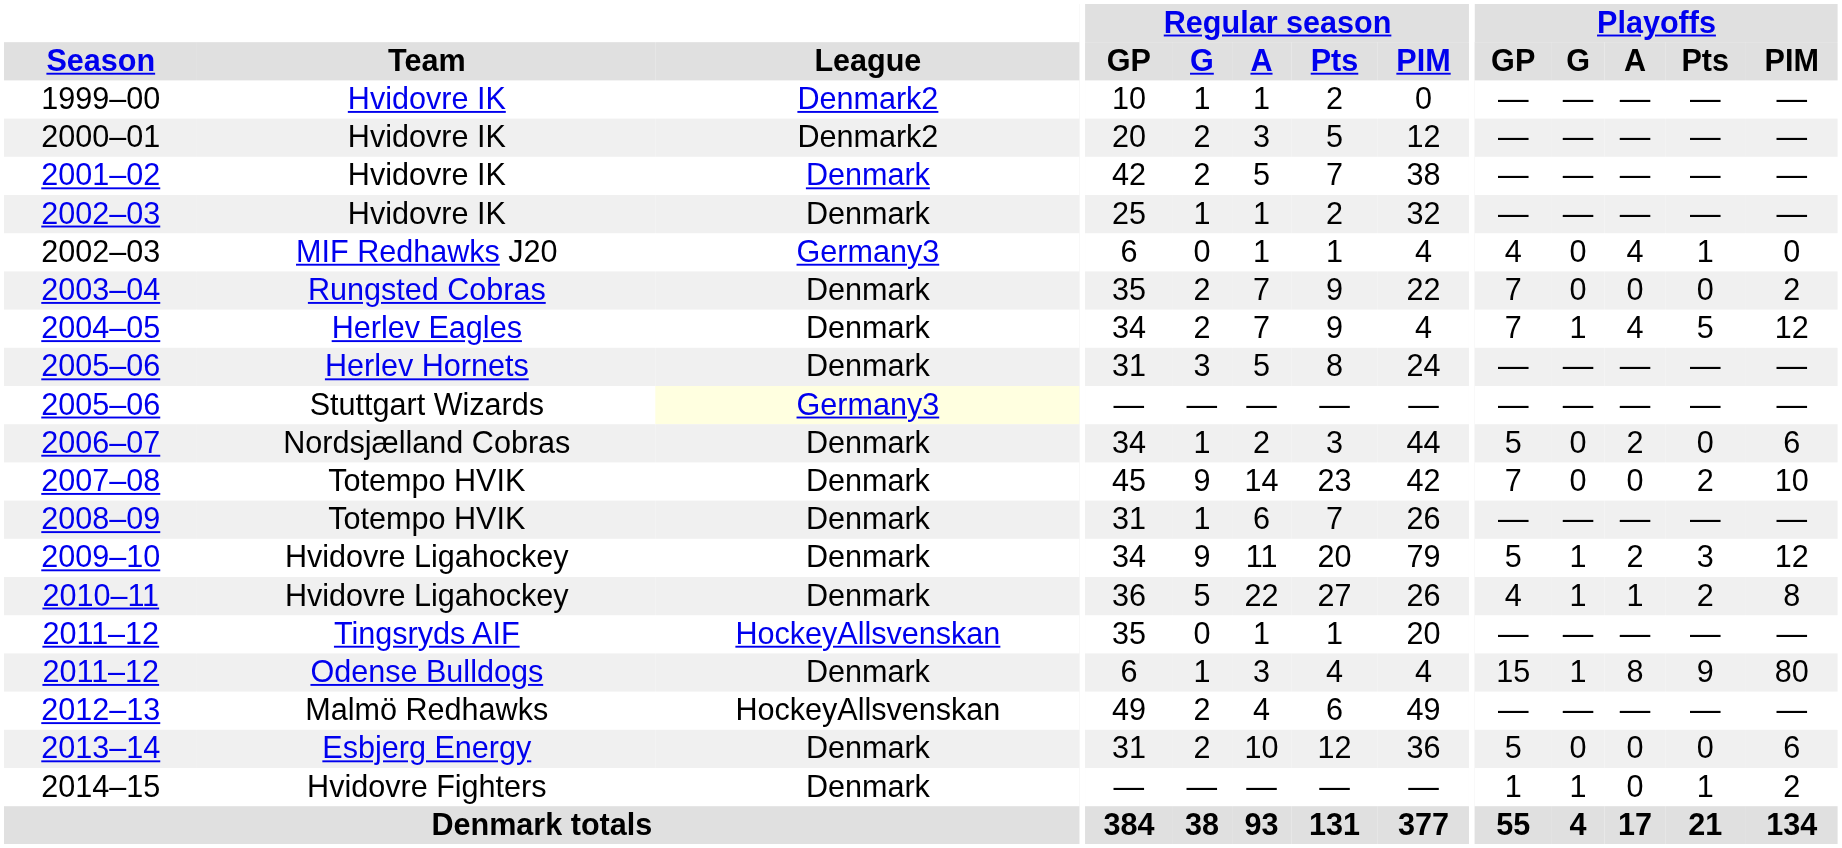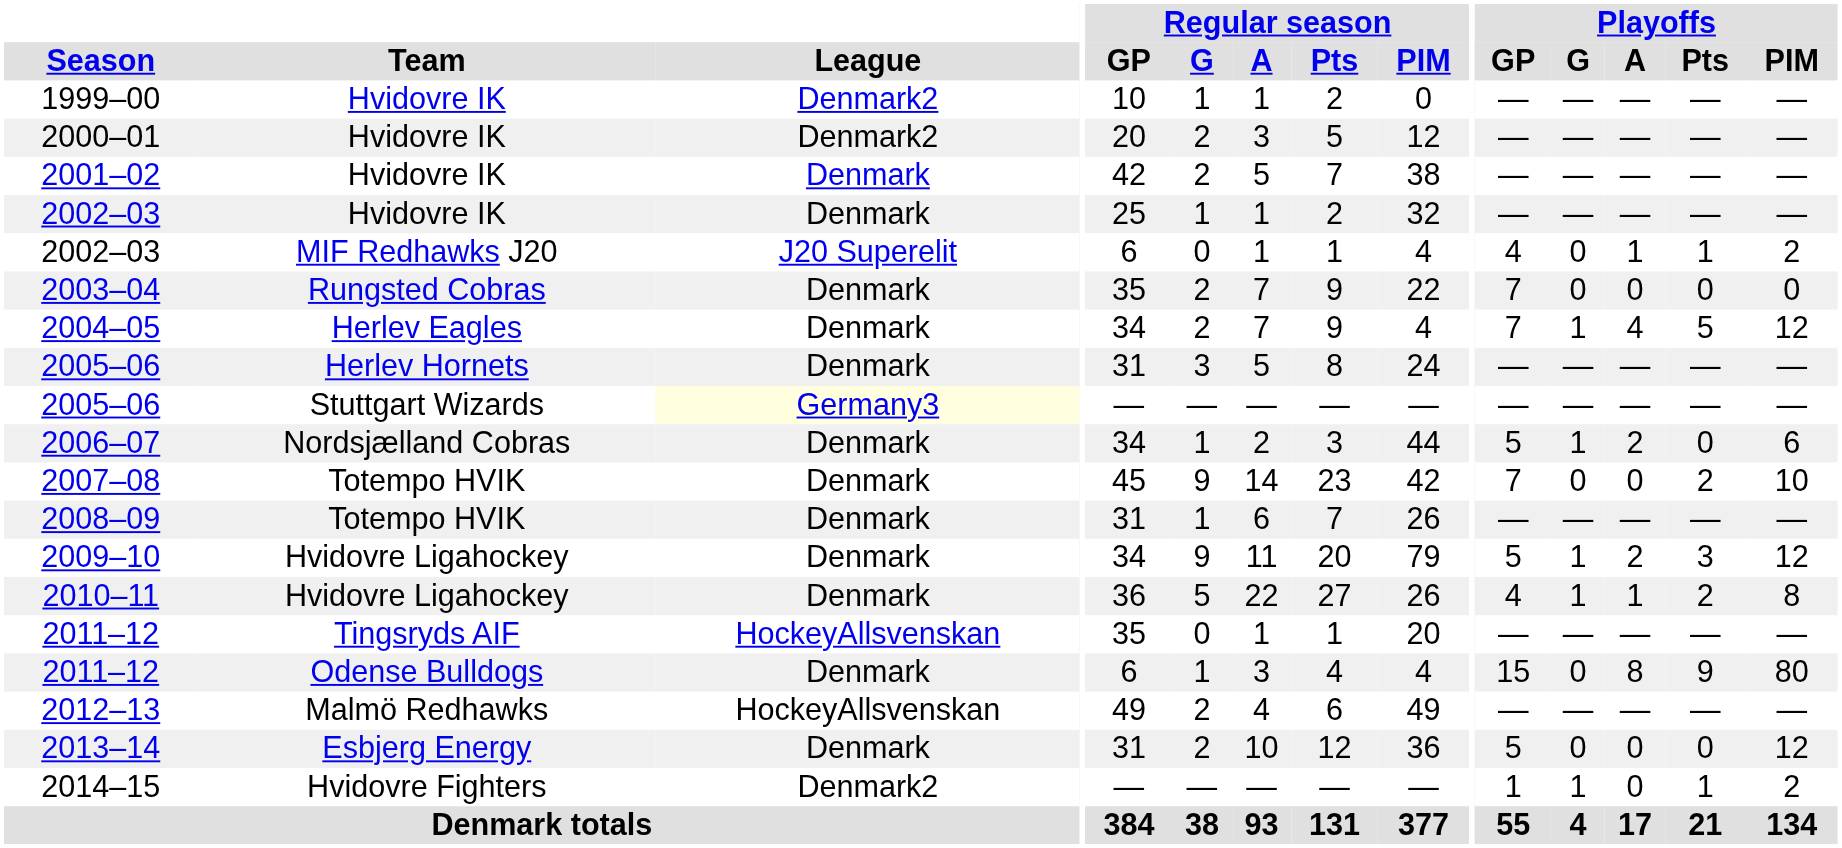(868, 251) Germany3 -> (868, 251) J20 Superelit
(1635, 251) 4 -> (1635, 251) 1
(1792, 251) 0 -> (1792, 251) 2
(1792, 290) 2 -> (1792, 290) 0
(1578, 442) 0 -> (1578, 442) 1
(1578, 672) 1 -> (1578, 672) 0
(1792, 748) 6 -> (1792, 748) 12
(868, 786) Denmark -> (868, 786) Denmark2
